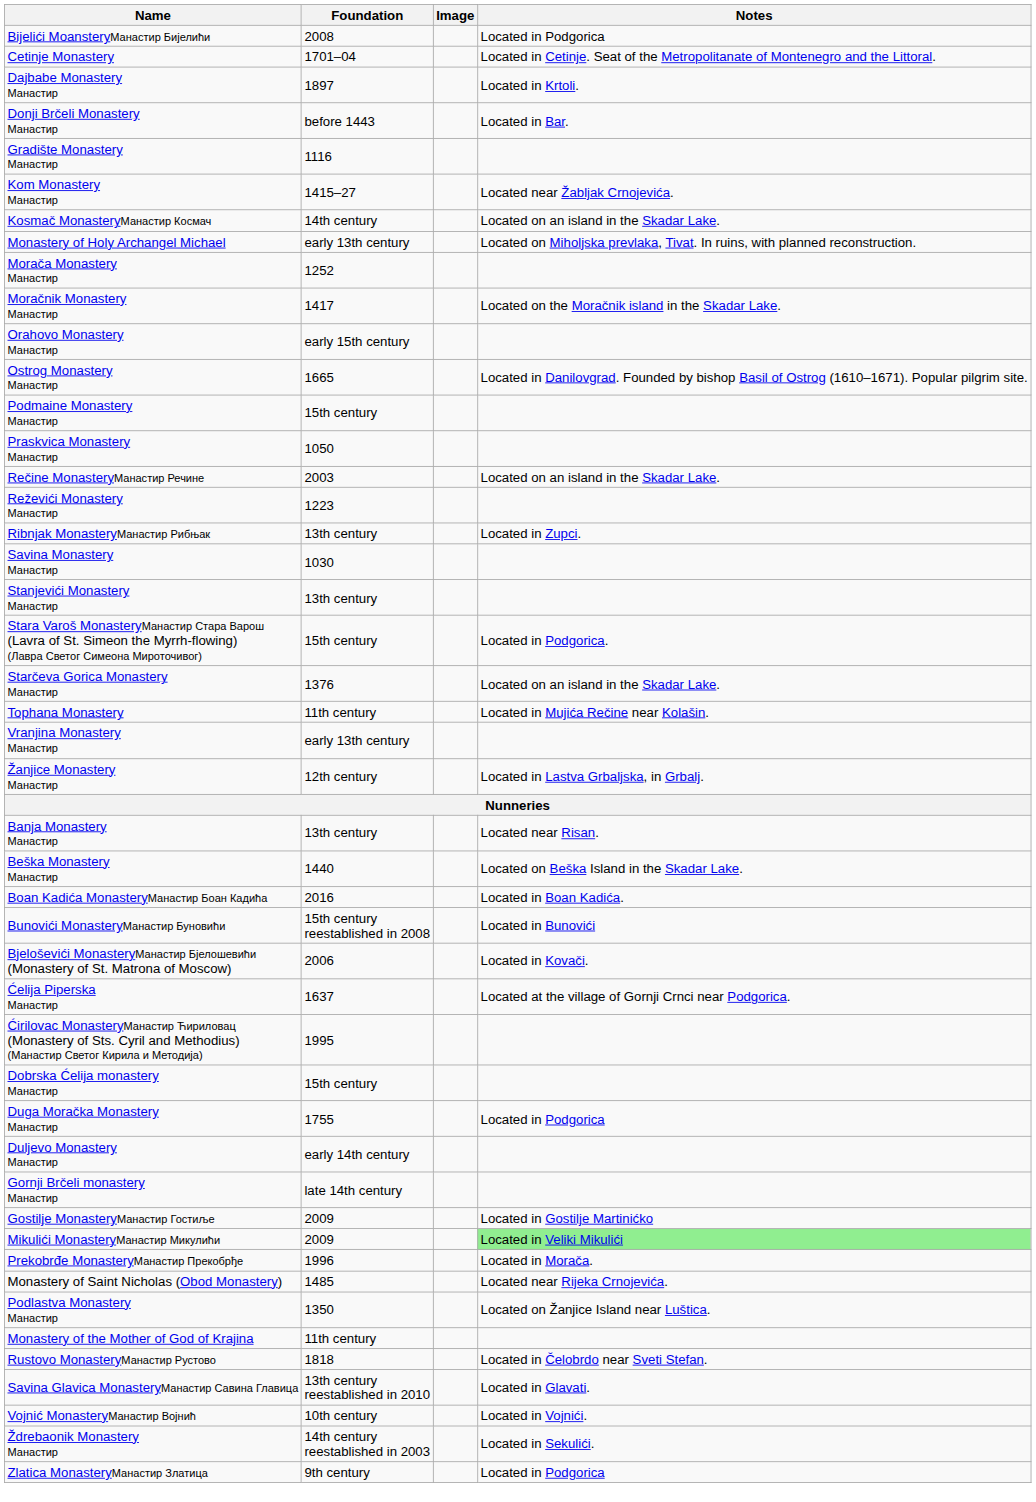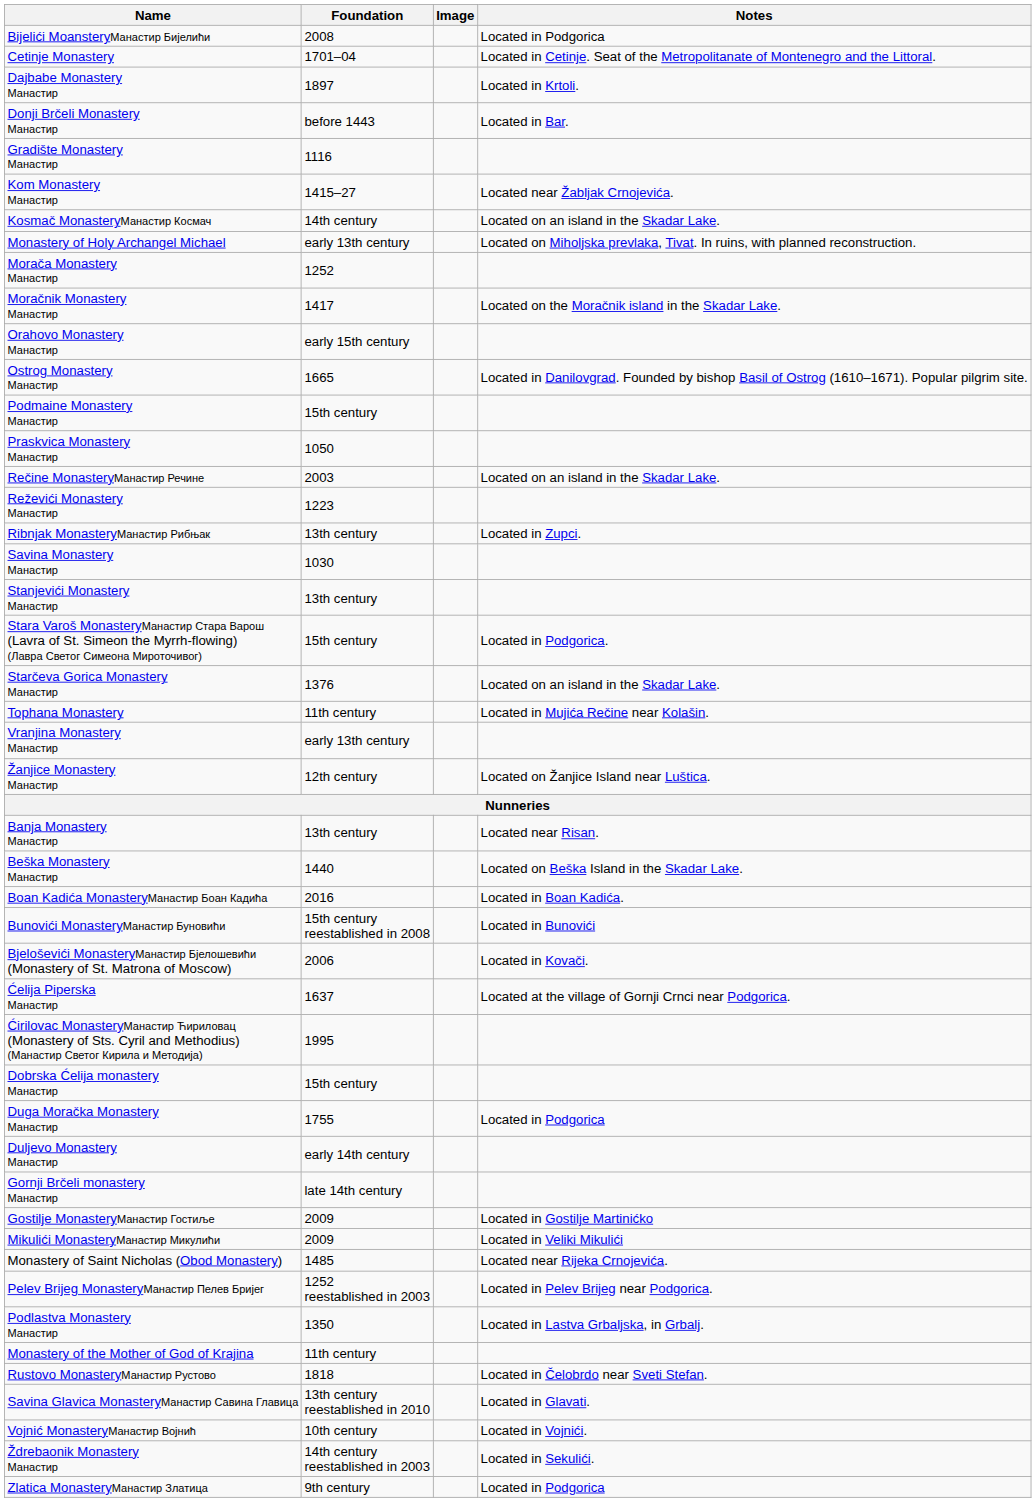(592, 776) Located in Lastva Grbaljska, in Grbalj. -> (596, 776) Located on Žanjice Island near Luštica.
(552, 1240) lightgreen background -> (552, 1240) no background
- row: (125, 1260)
+ row: (136, 1289)
(596, 1310) Located on Žanjice Island near Luštica. -> (592, 1324) Located in Lastva Grbaljska, in Grbalj.
